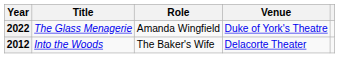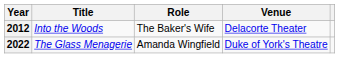rows swapped: (18, 45) <-> (18, 28)
